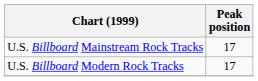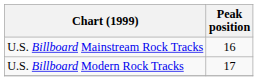(230, 47) 17 -> (230, 47) 16
